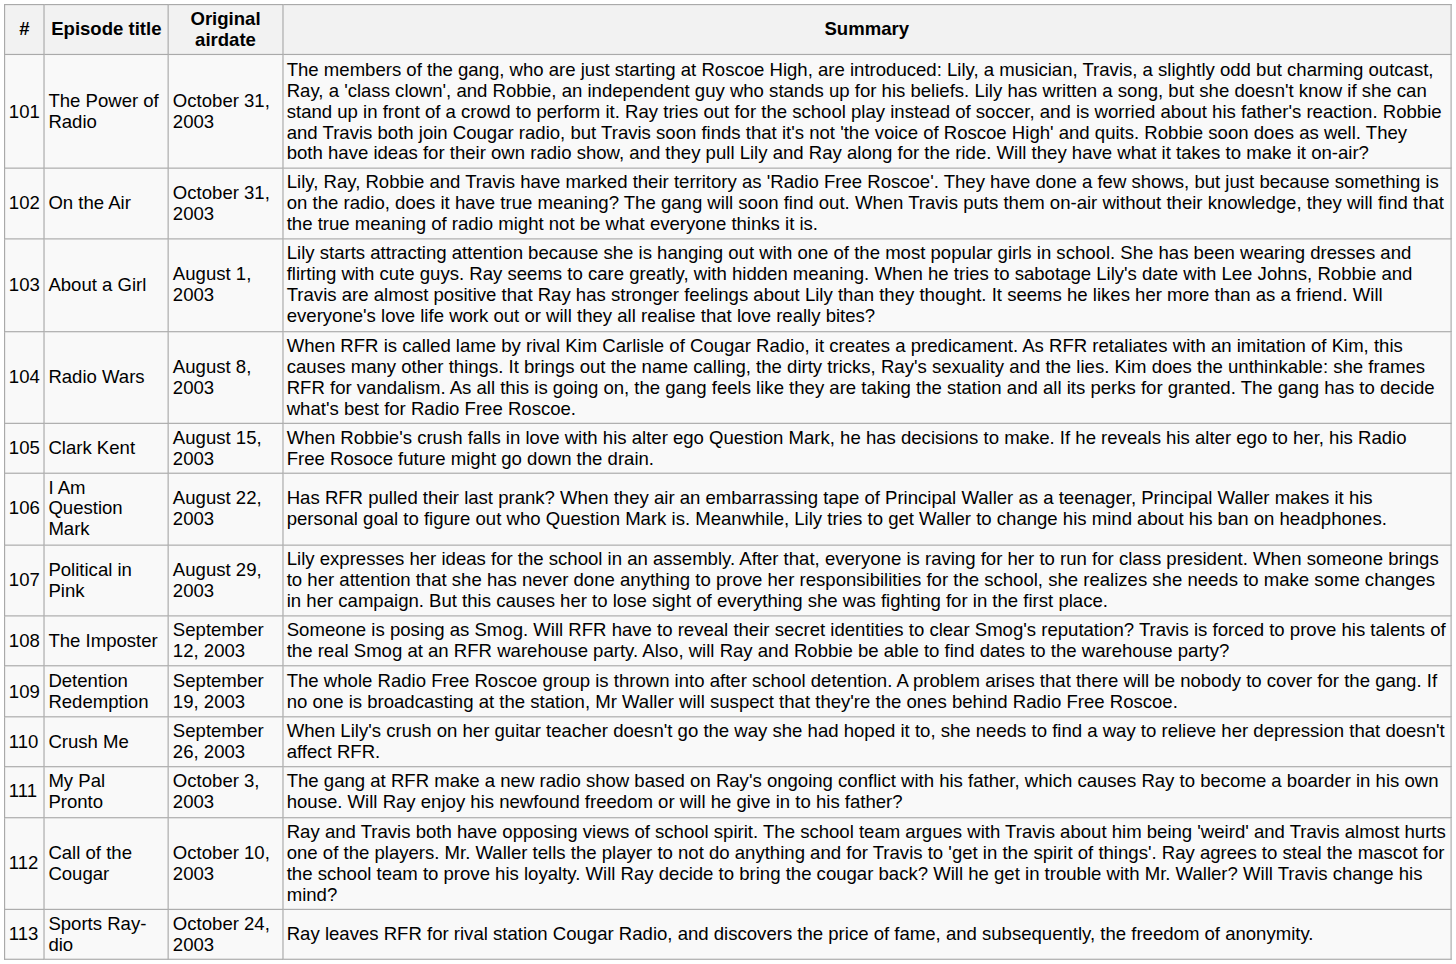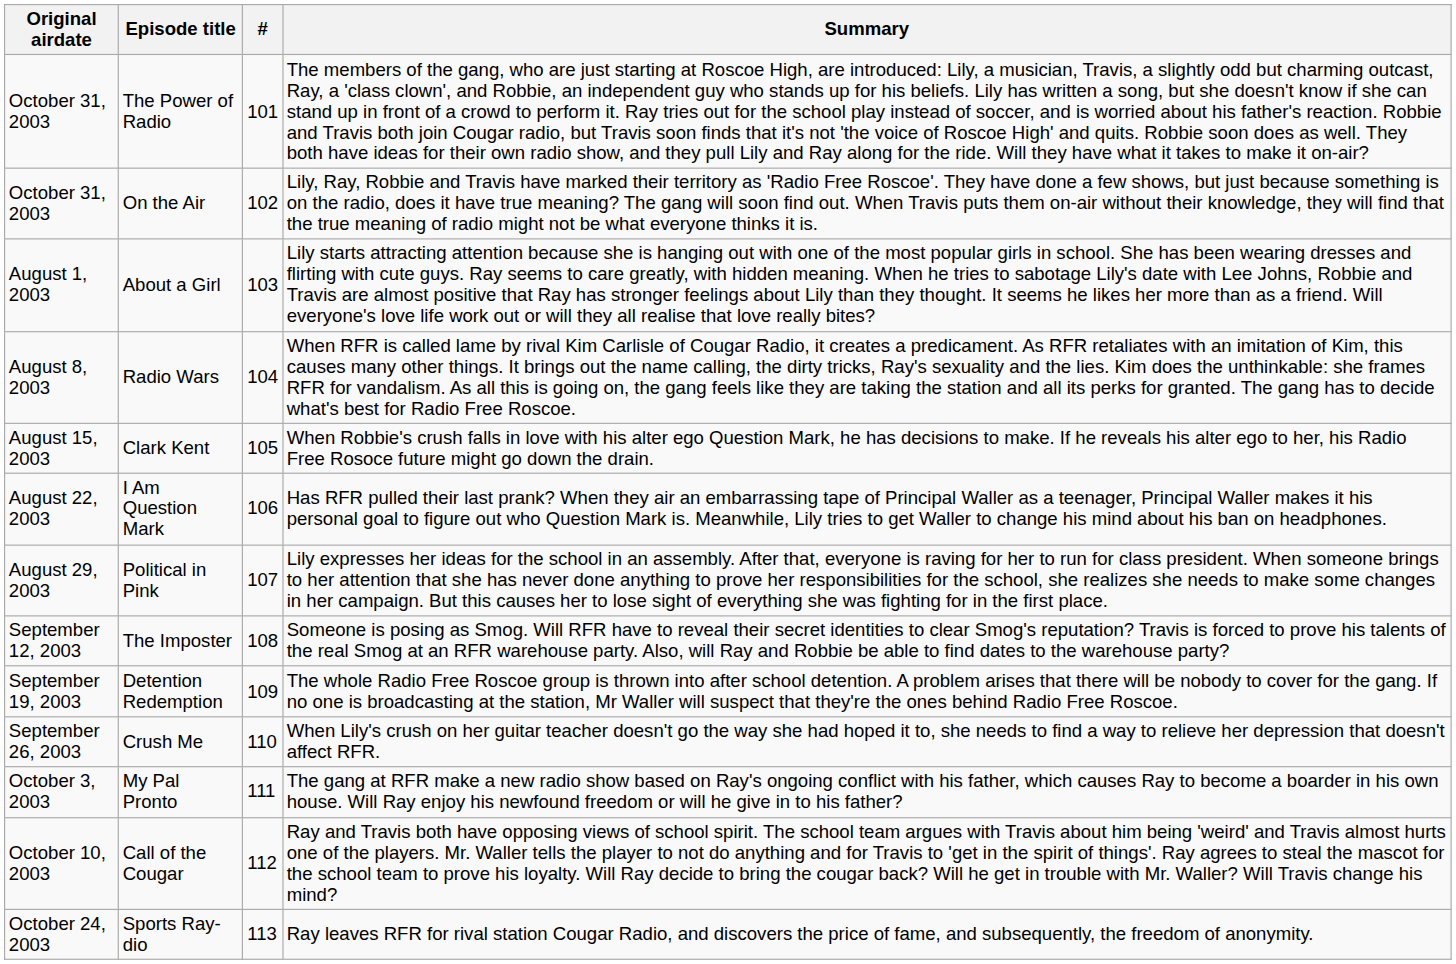columns swapped: (24, 29) <-> (226, 29)
